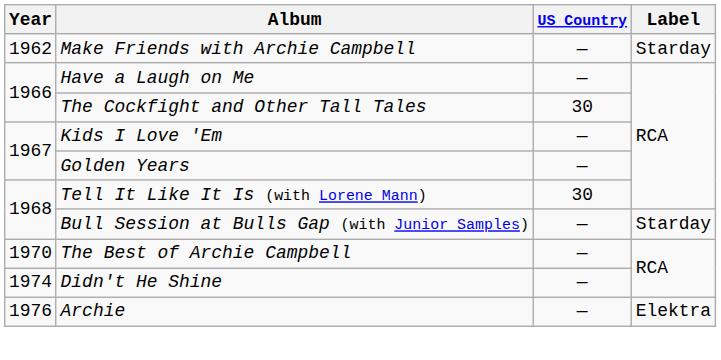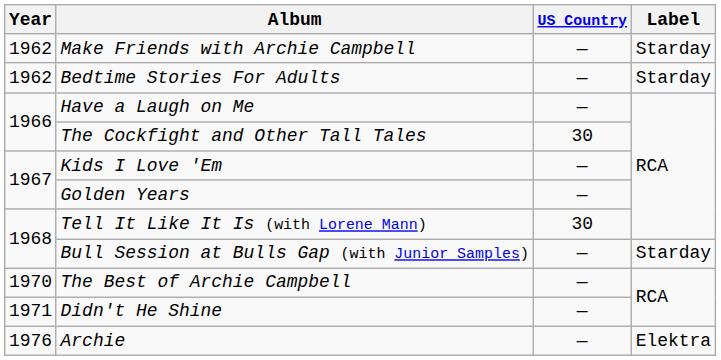+ row: (201, 78)
(31, 282) 1974 -> (31, 312) 1971
